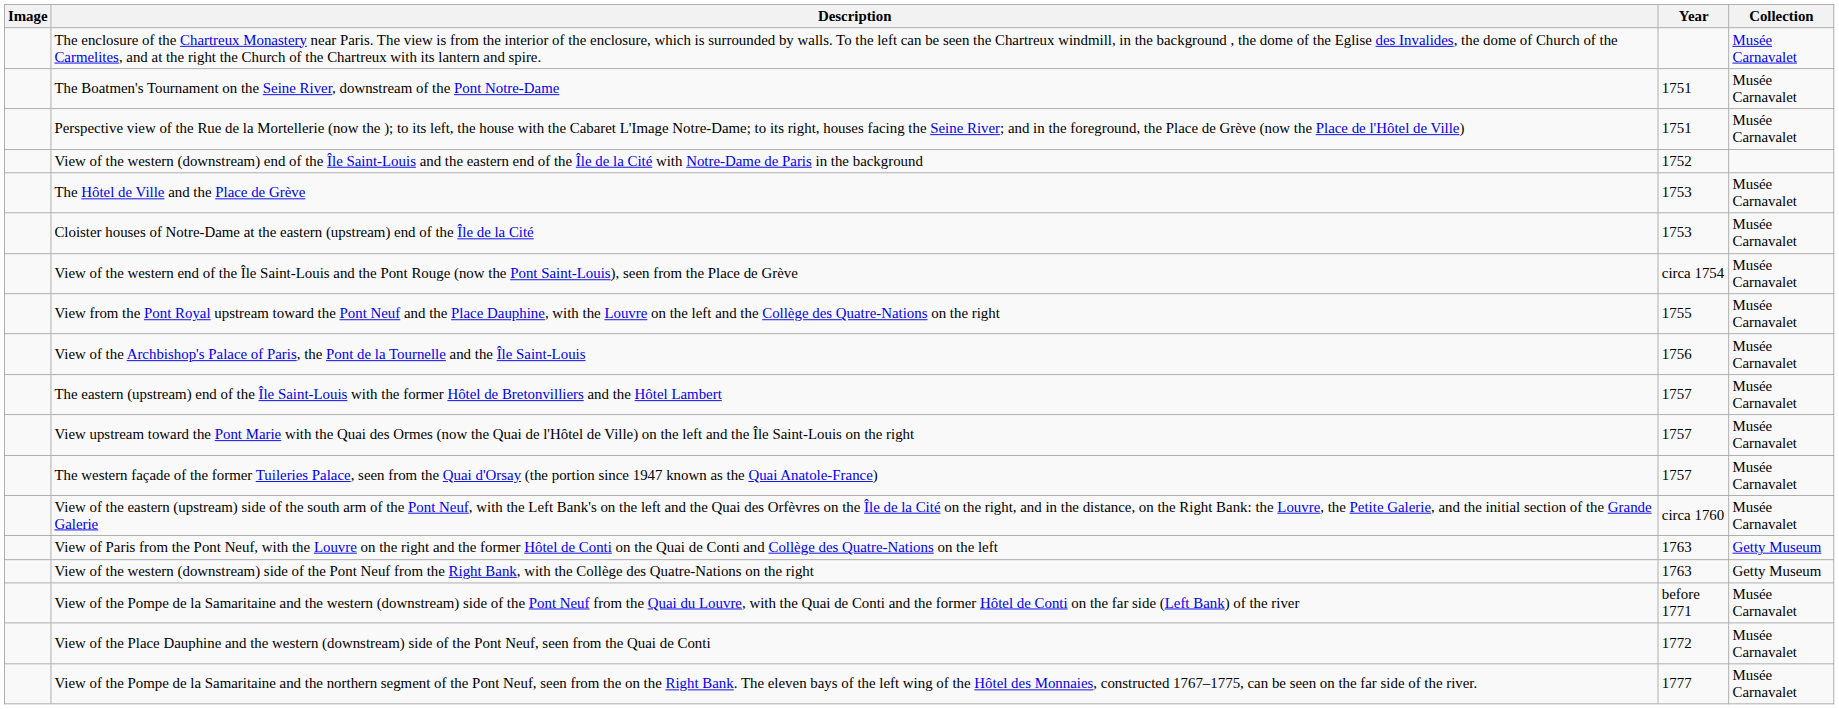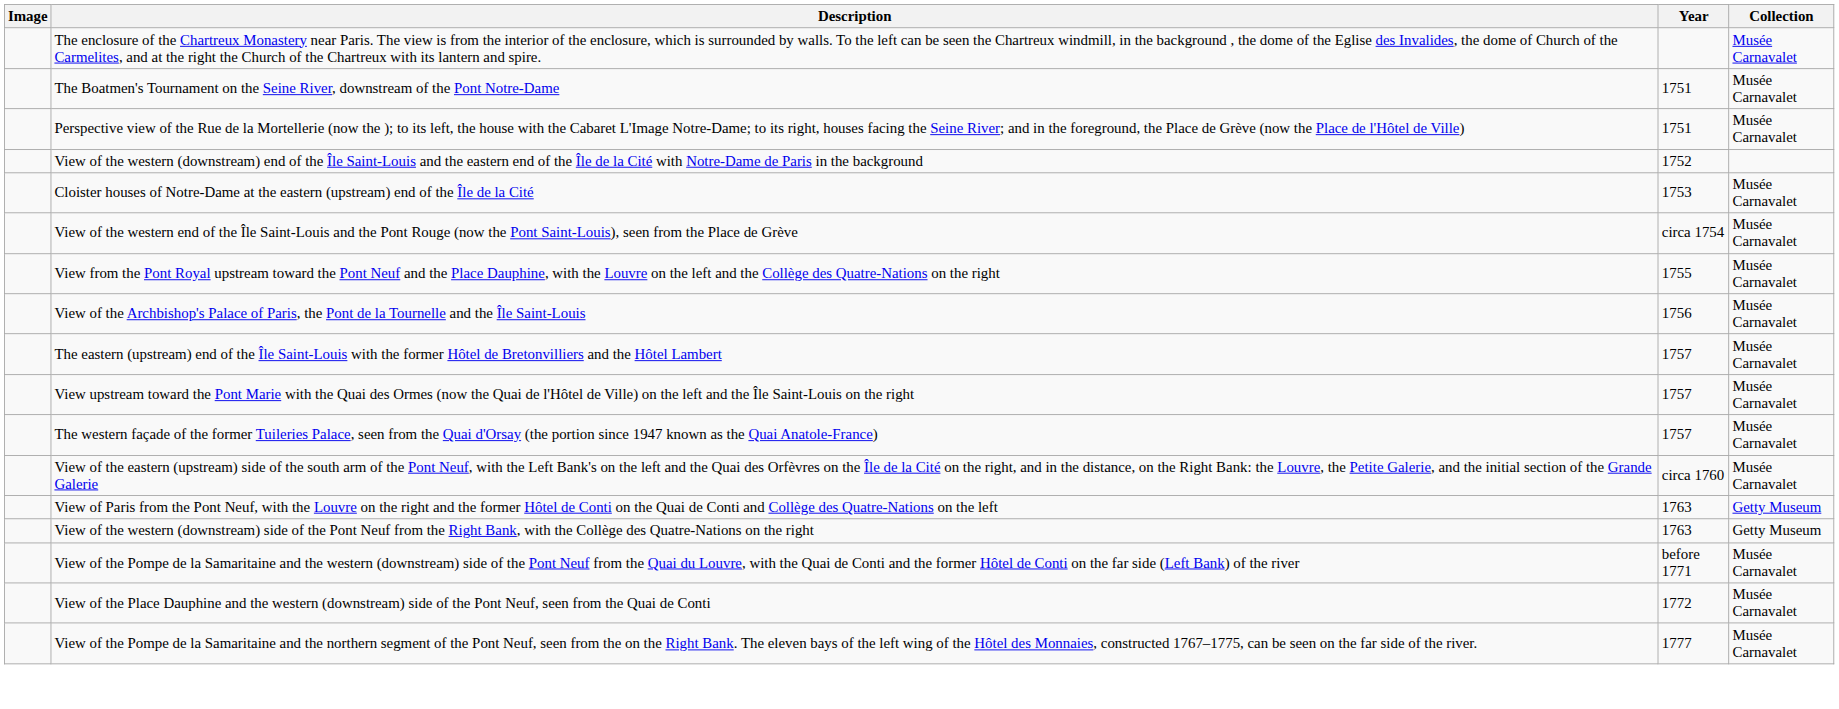- row: (180, 192)
